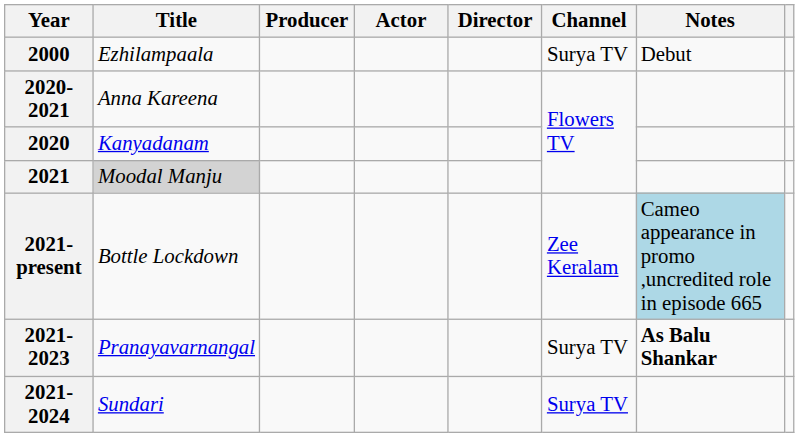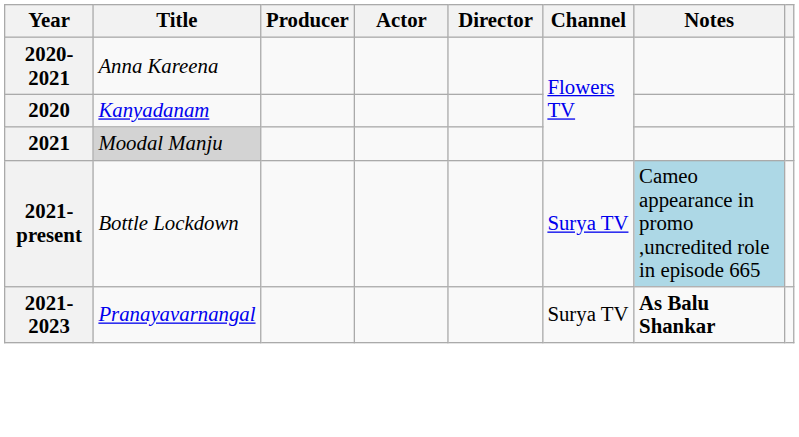- row: (49, 53)
(583, 256) Zee Keralam -> (588, 223) Surya TV
- row: (49, 404)
